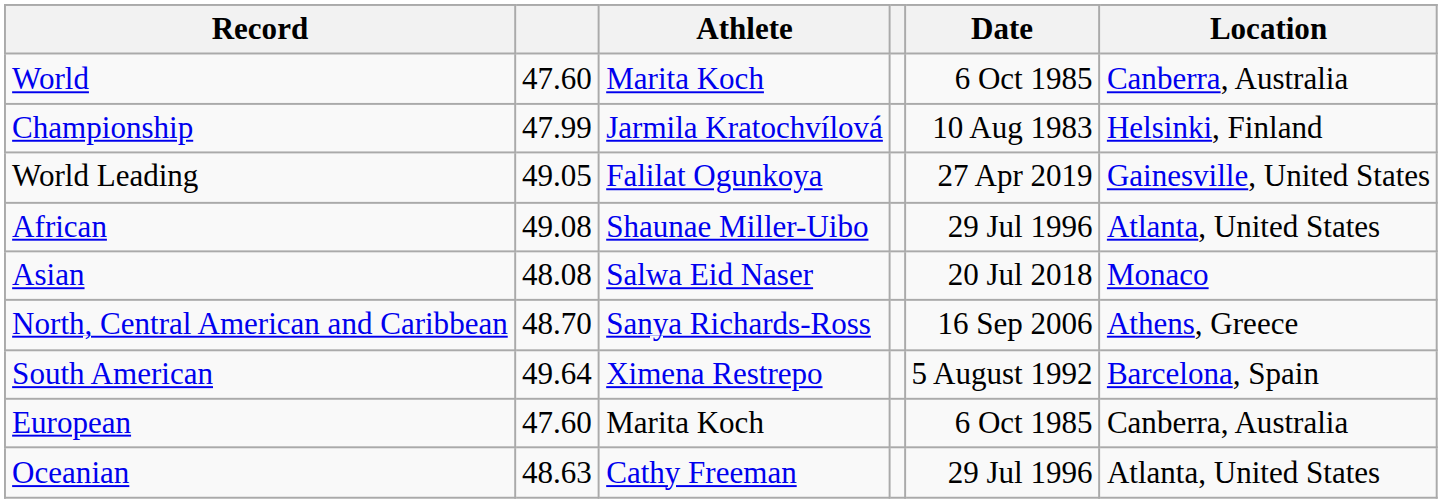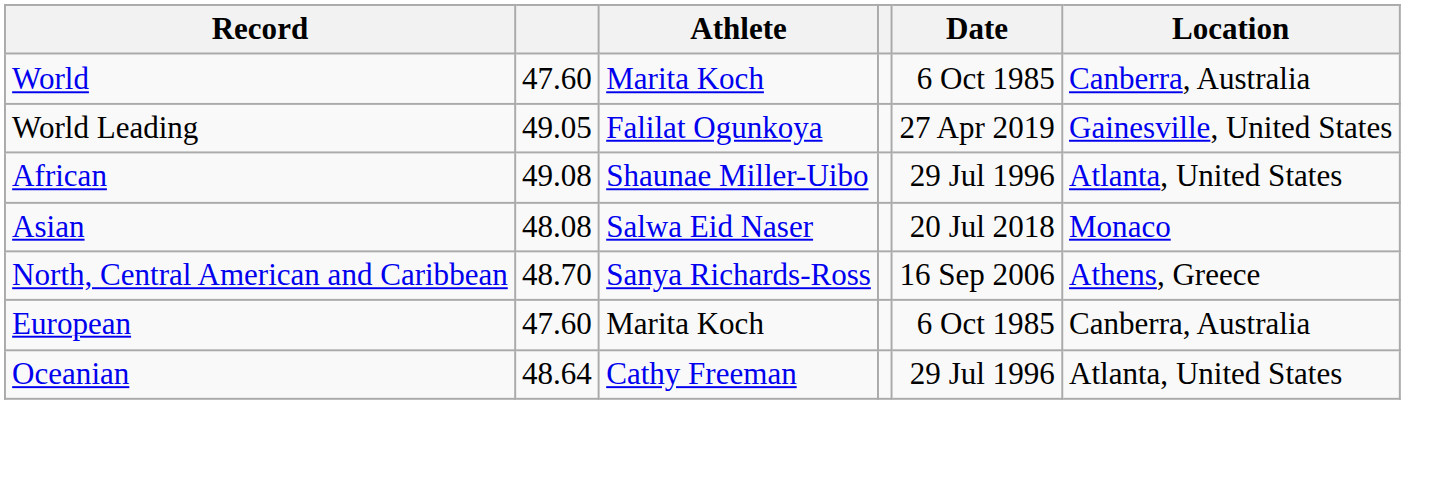- row: (103, 127)
- row: (113, 373)
(557, 472) 48.63 -> (557, 373) 48.64
